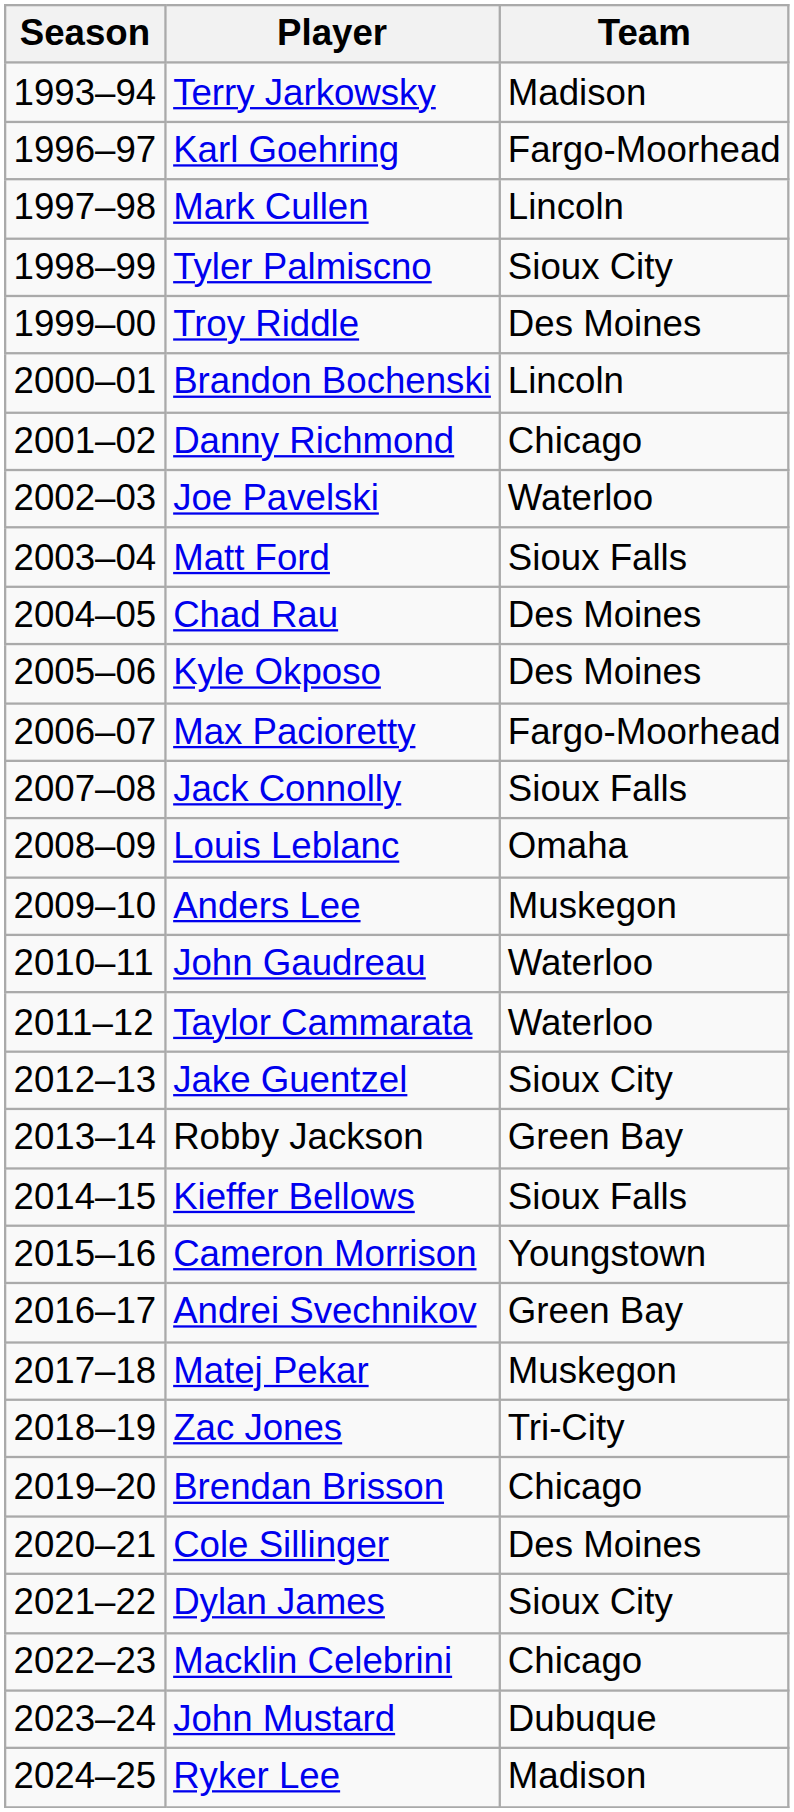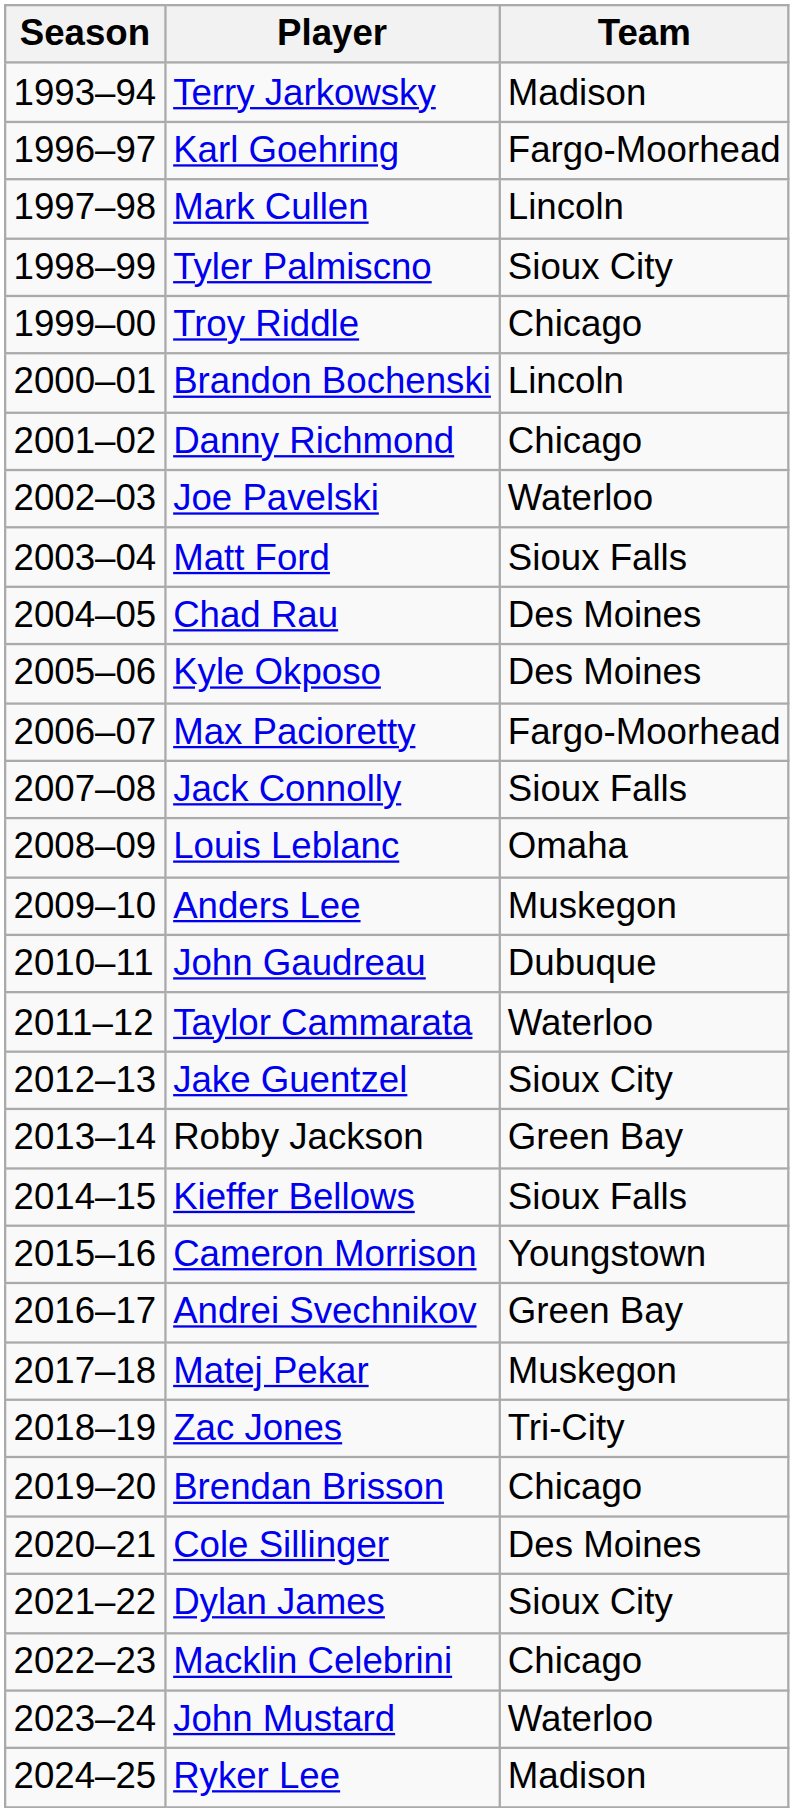(605, 324) Des Moines -> (575, 324) Chicago
(580, 963) Waterloo -> (582, 963) Dubuque
(582, 1718) Dubuque -> (580, 1718) Waterloo
